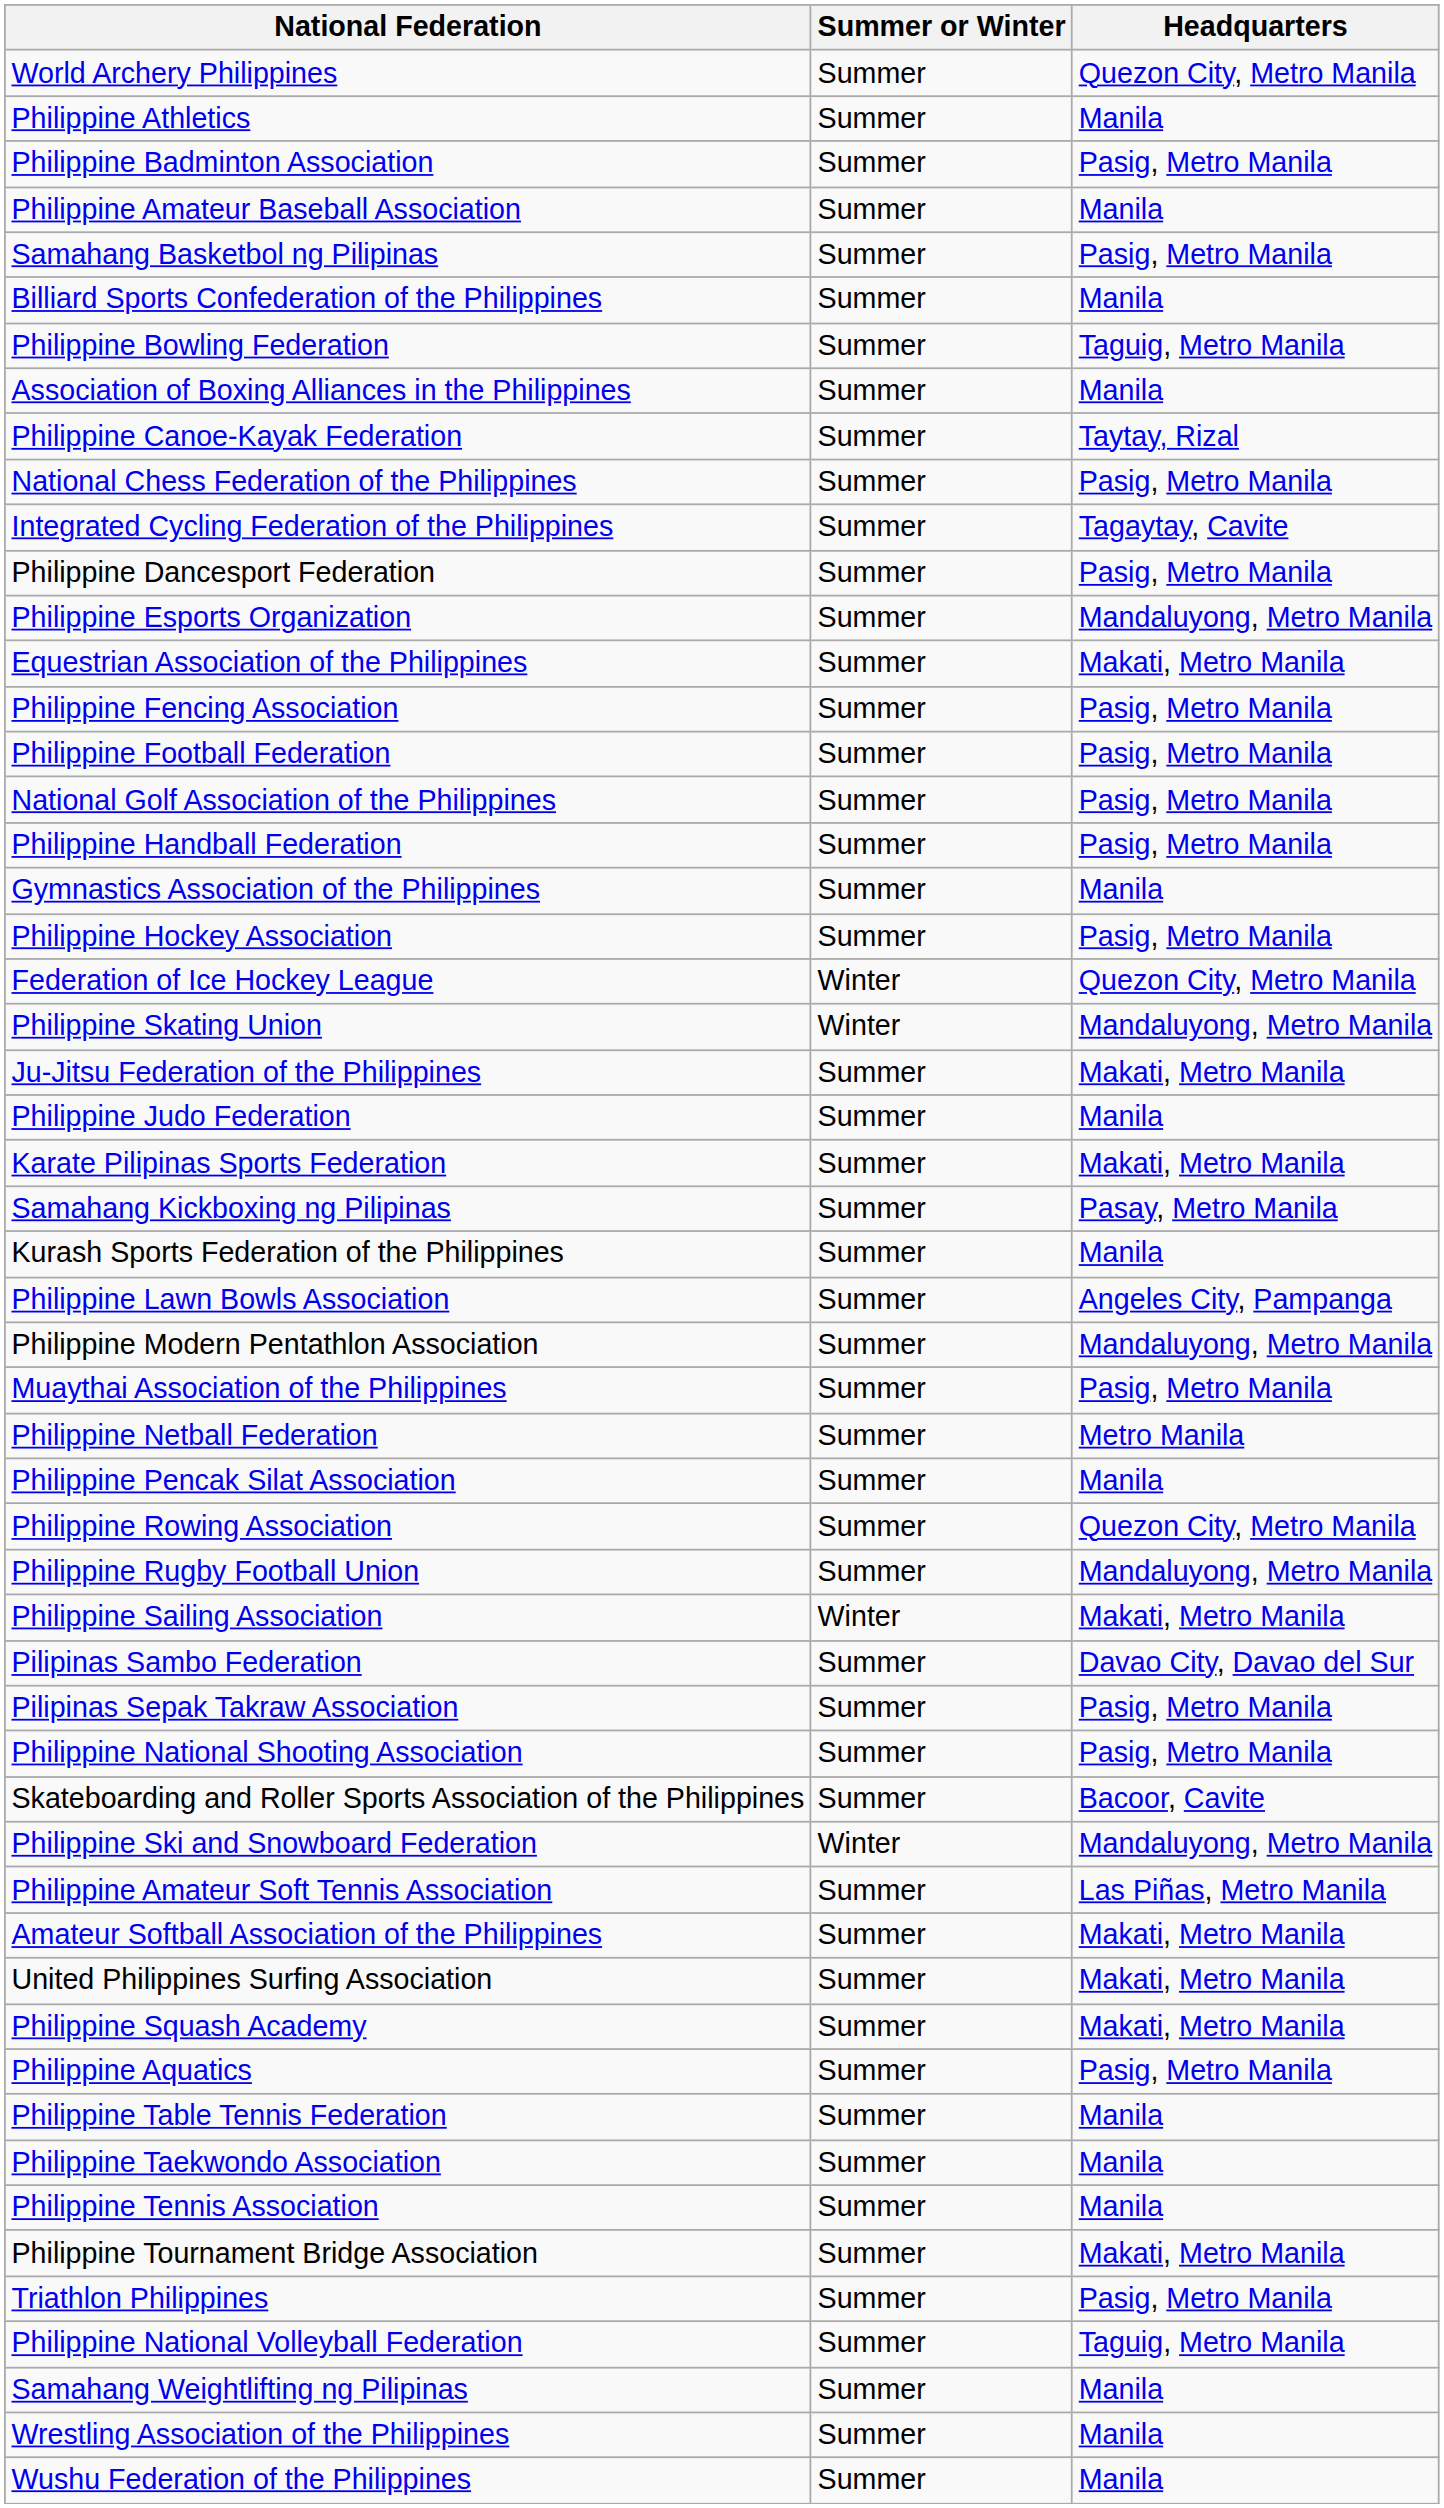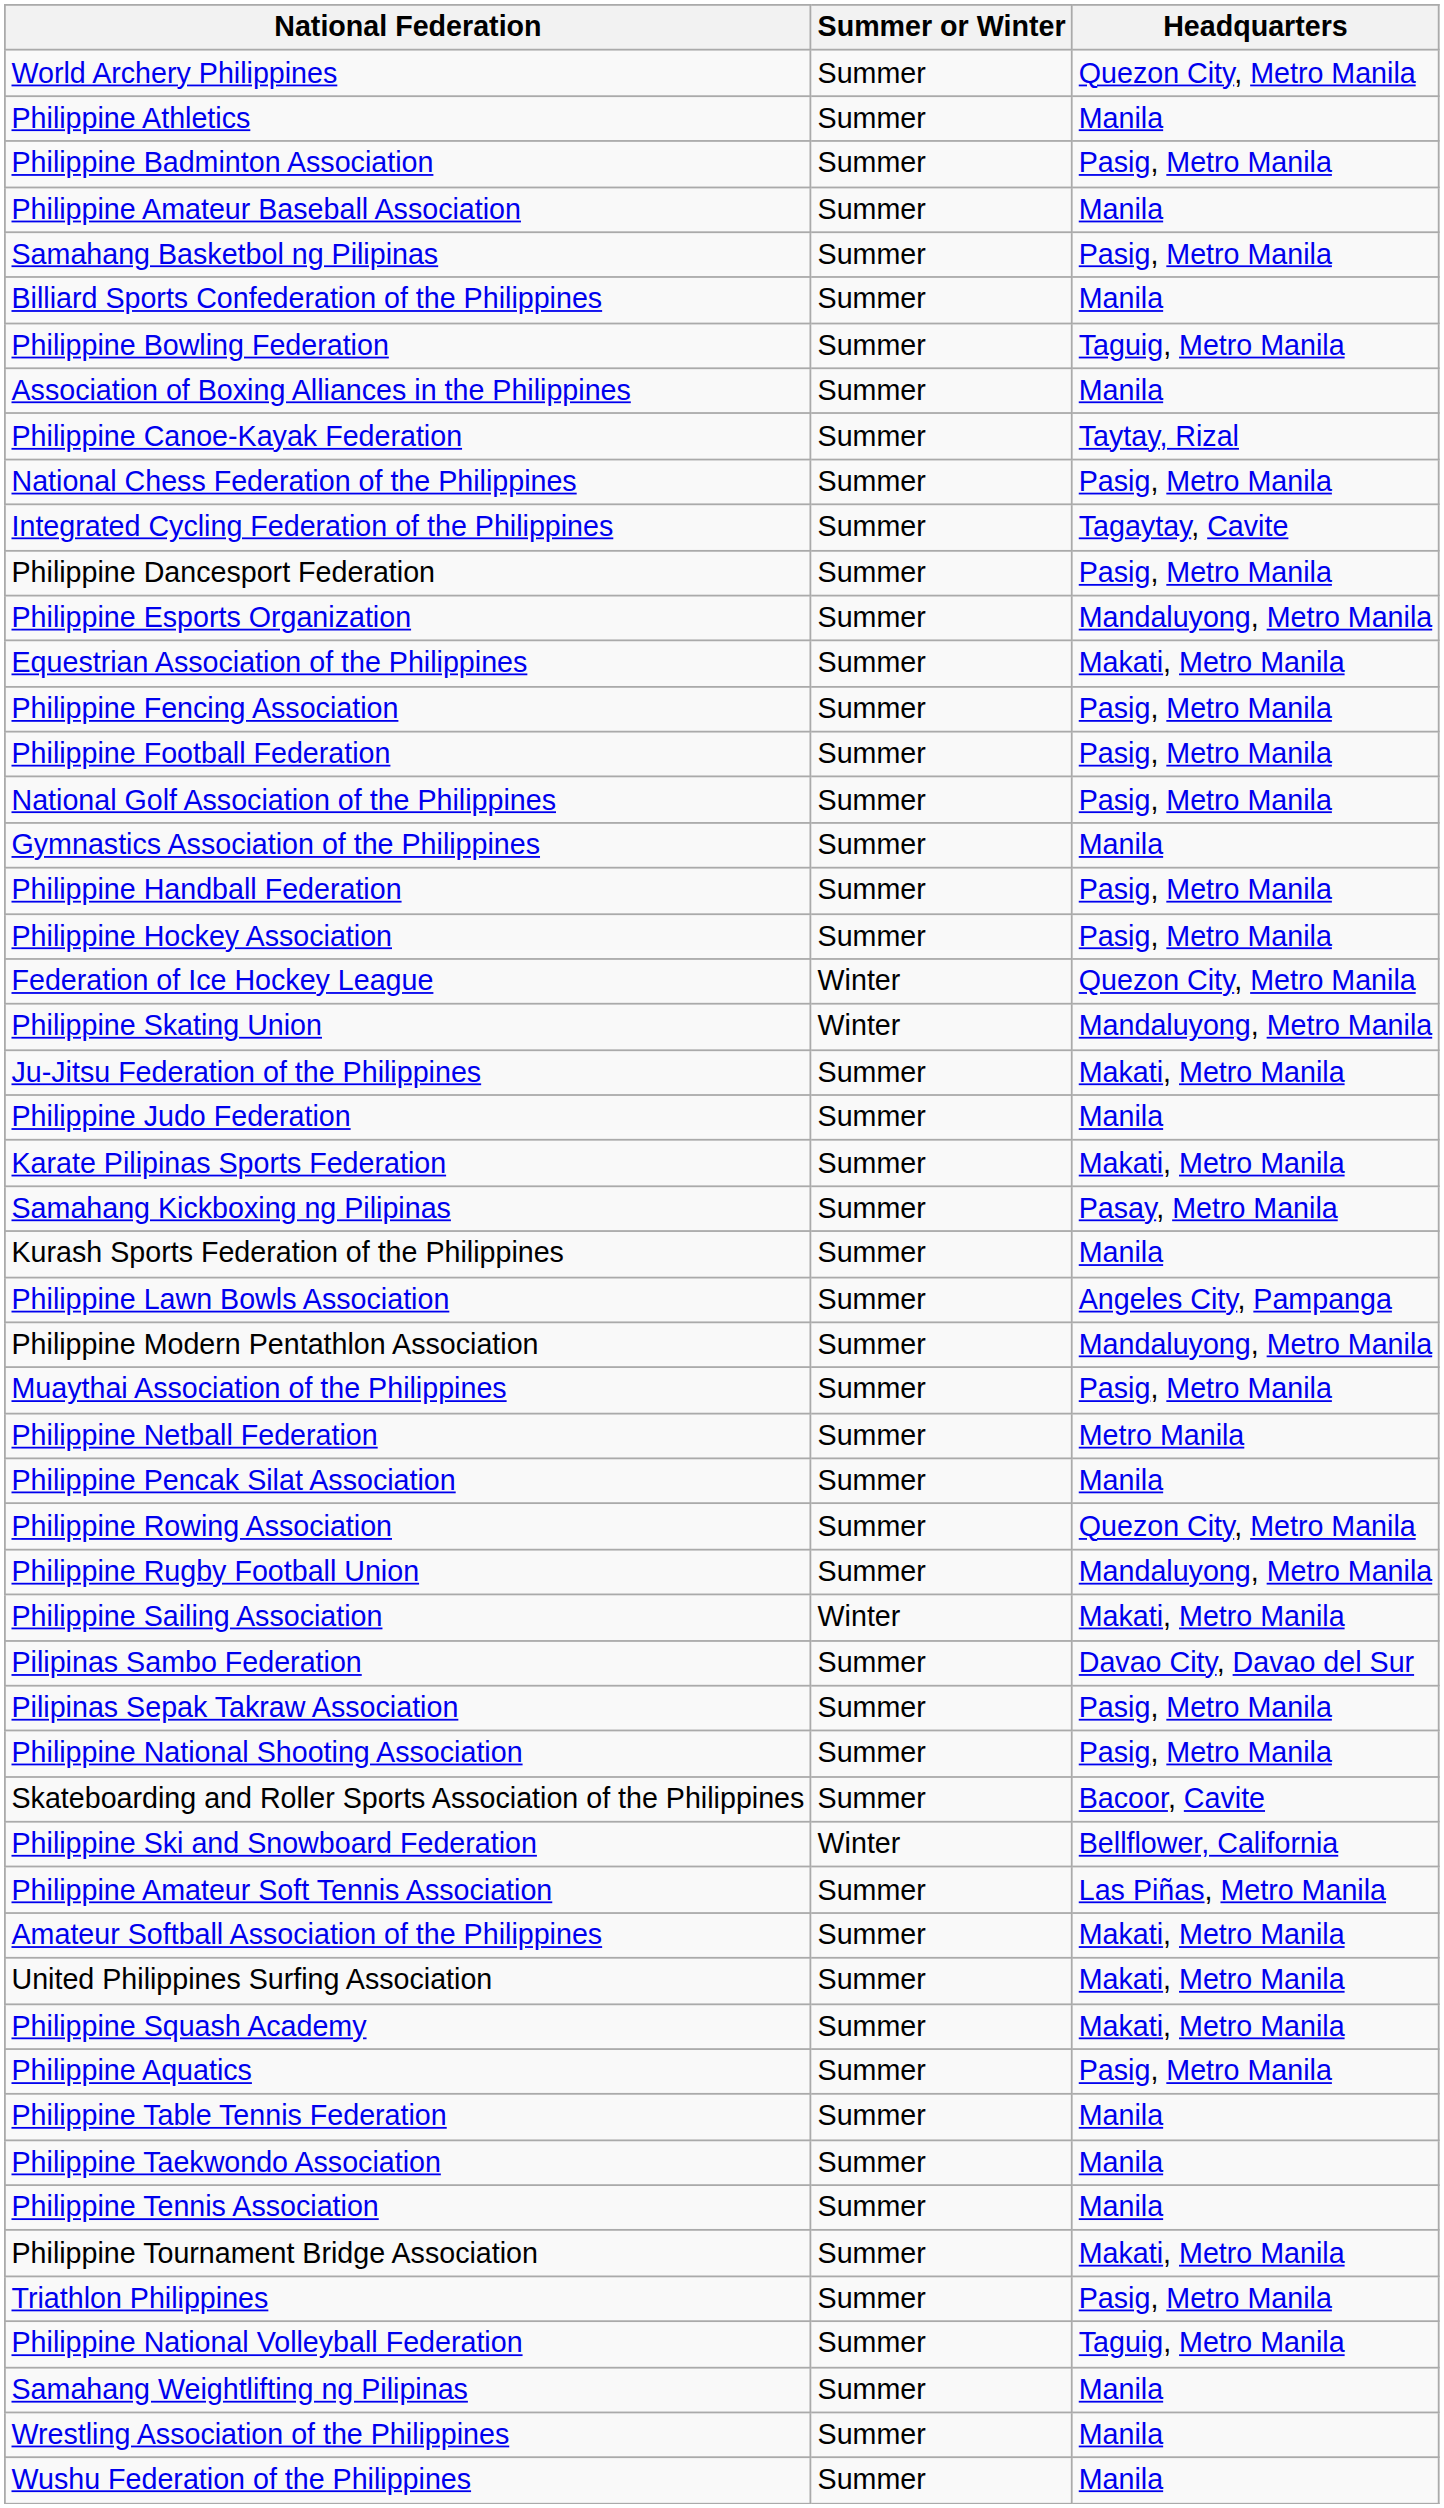rows swapped: (276, 890) <-> (207, 844)
(1255, 1844) Mandaluyong, Metro Manila -> (1208, 1844) Bellflower, California
